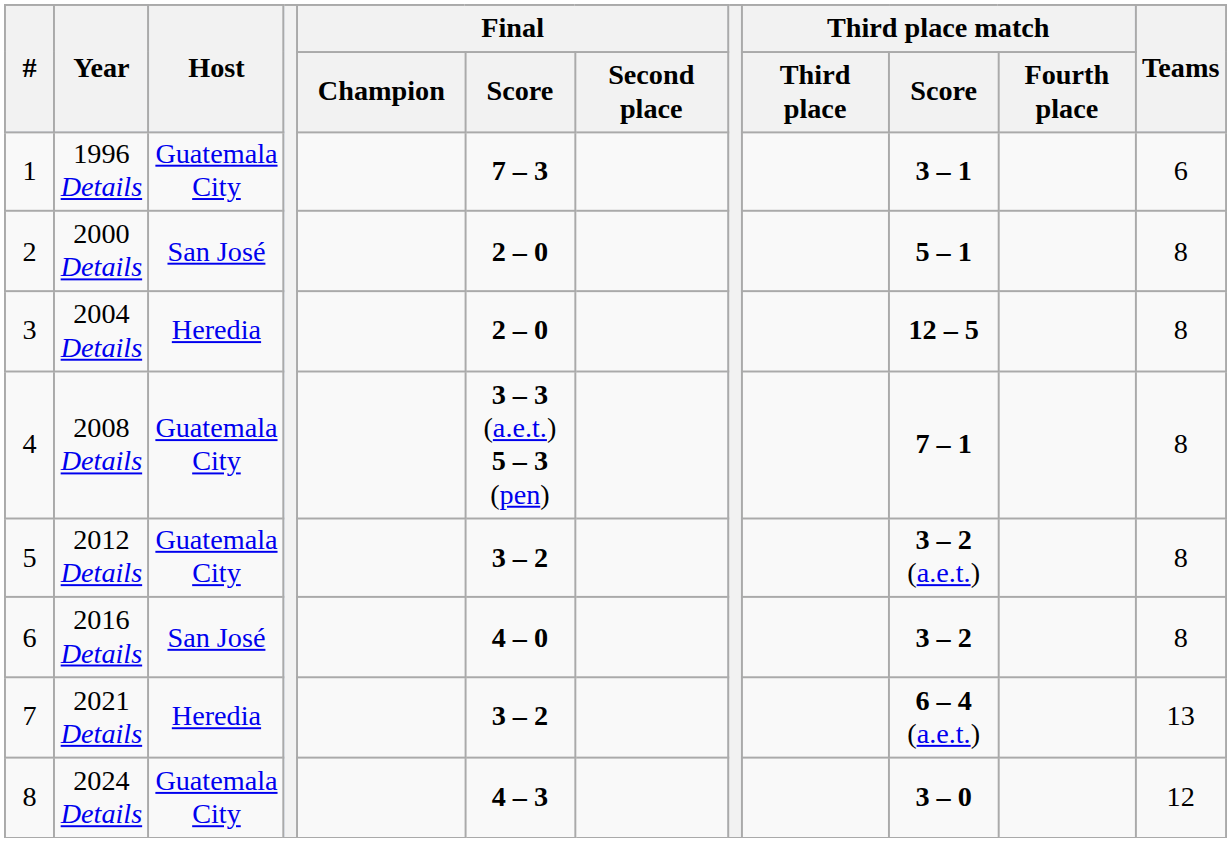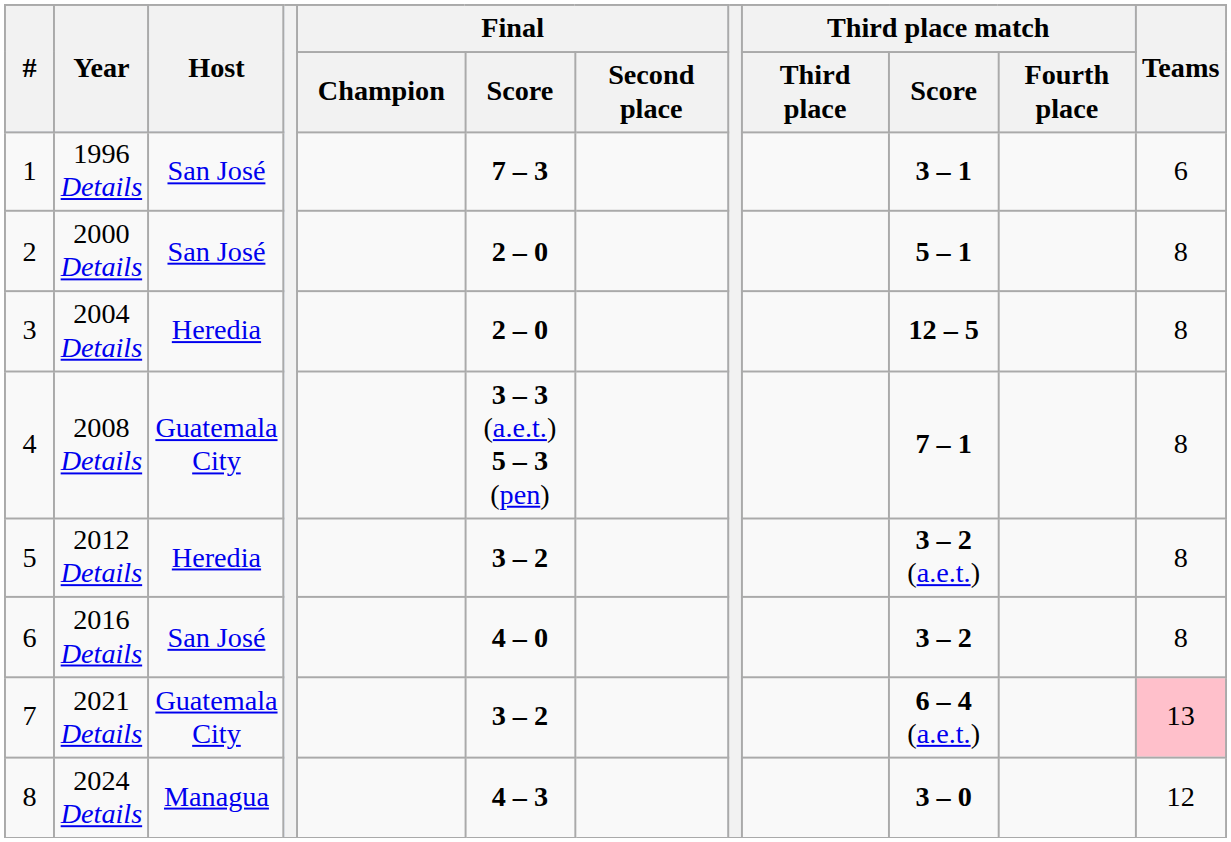(216, 171) Guatemala City -> (216, 171) San José
(216, 557) Guatemala City -> (216, 557) Heredia
(216, 717) Heredia -> (216, 717) Guatemala City
(1181, 717) no background -> (1181, 717) pink background
(216, 796) Guatemala City -> (216, 796) Managua
